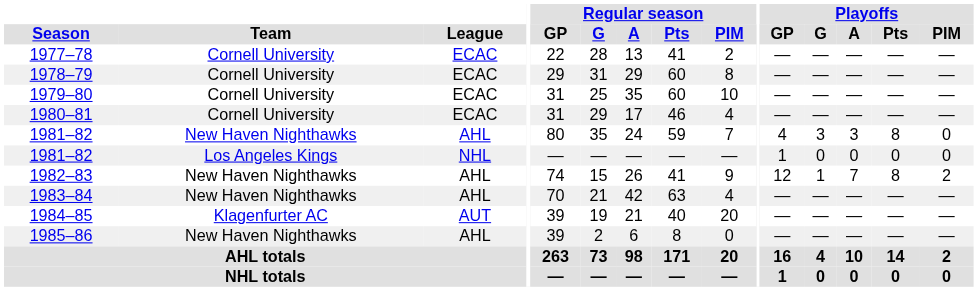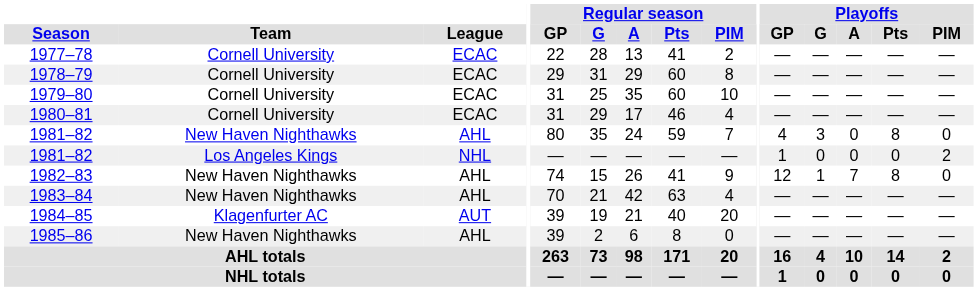(854, 135) 3 -> (854, 135) 0
(947, 155) 0 -> (947, 155) 2
(947, 175) 2 -> (947, 175) 0
